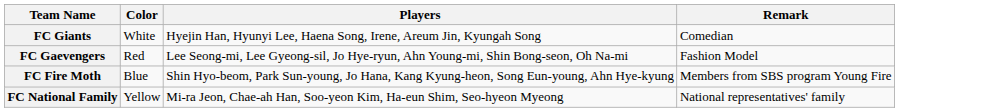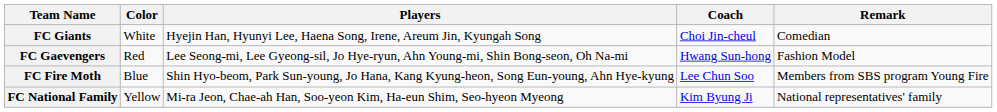+ column: (725, 14)
